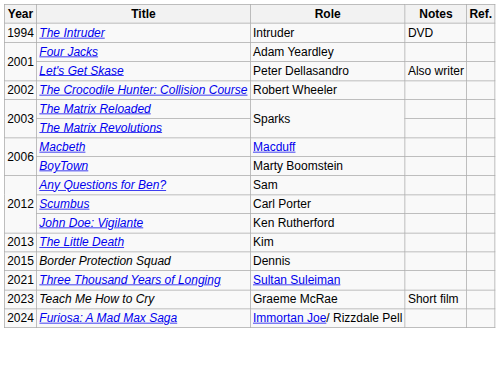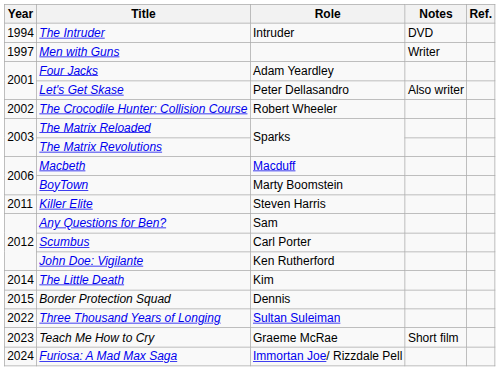+ row: (79, 52)
+ row: (66, 204)
(20, 242) 2013 -> (20, 280) 2014
(20, 280) 2021 -> (20, 318) 2022
